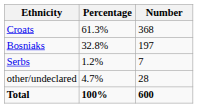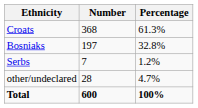columns swapped: (164, 12) <-> (107, 12)
